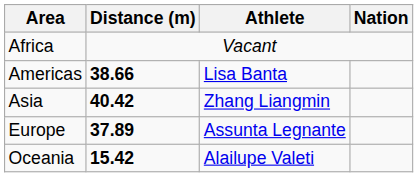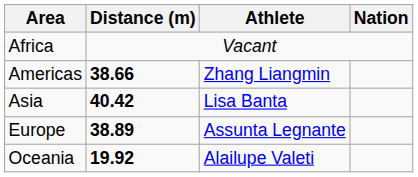(245, 74) Lisa Banta -> (267, 74) Zhang Liangmin
(267, 102) Zhang Liangmin -> (245, 102) Lisa Banta
(112, 130) 37.89 -> (112, 130) 38.89
(112, 158) 15.42 -> (112, 158) 19.92
